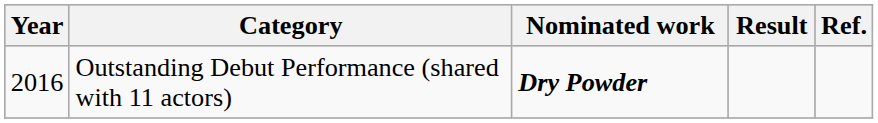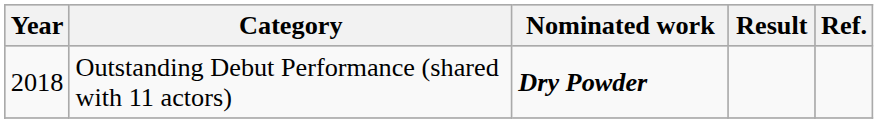(37, 81) 2016 -> (37, 81) 2018
